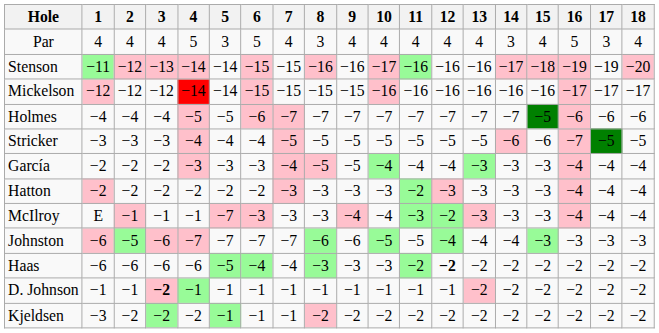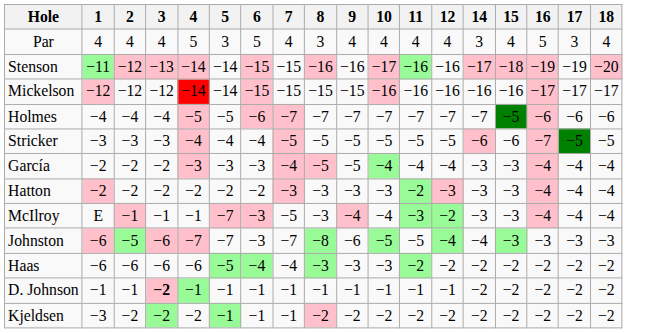- column: (479, 16)
(289, 215) −3 -> (289, 215) −5
(257, 240) −7 -> (257, 240) −3
(320, 240) −6 -> (320, 240) −8
(448, 265) bold -> (448, 265) normal
